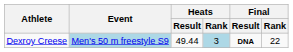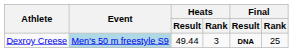(216, 41) lightblue background -> (216, 41) no background
(275, 41) 22 -> (275, 41) 25
